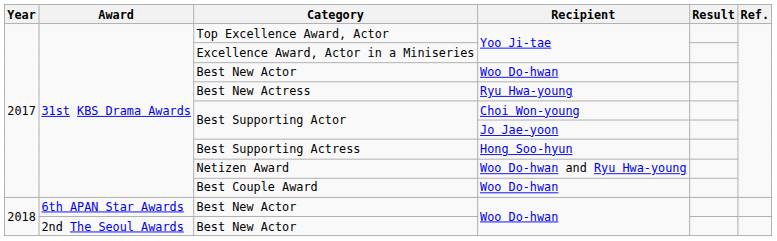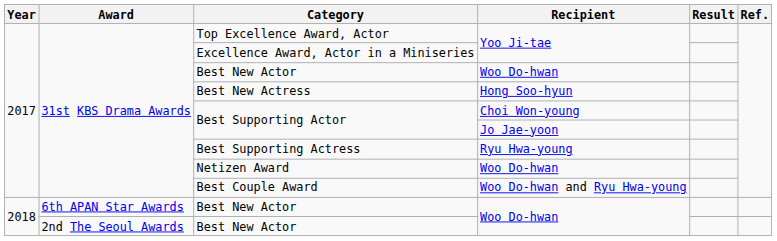(526, 91) Ryu Hwa-young -> (526, 91) Hong Soo-hyun
(526, 149) Hong Soo-hyun -> (526, 149) Ryu Hwa-young
(583, 168) Woo Do-hwan and Ryu Hwa-young -> (519, 168) Woo Do-hwan
(519, 188) Woo Do-hwan -> (583, 188) Woo Do-hwan and Ryu Hwa-young
